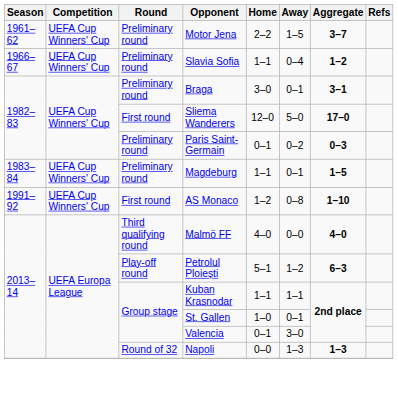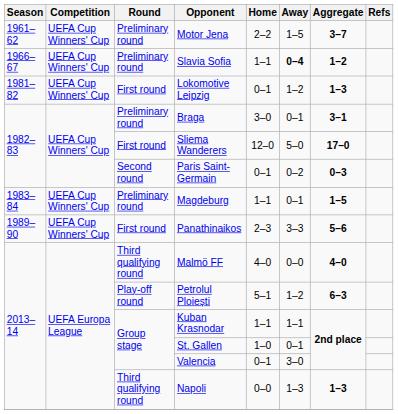(295, 62) normal -> (295, 62) bold
+ row: (203, 90)
(147, 145) Preliminary round -> (134, 173) Second round
+ row: (209, 228)
- row: (212, 201)
(149, 350) Round of 32 -> (139, 389) Third qualifying round
